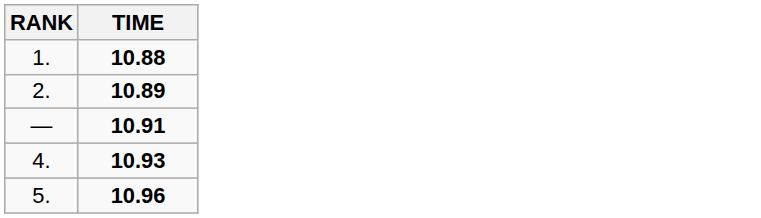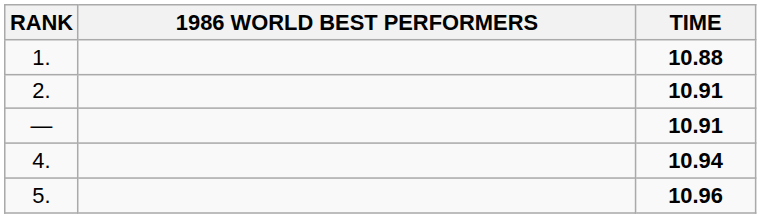+ column: (357, 22)
(138, 92) 10.89 -> (696, 92) 10.91
(138, 161) 10.93 -> (696, 161) 10.94
